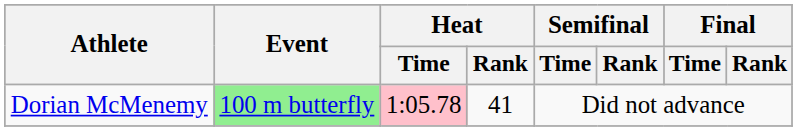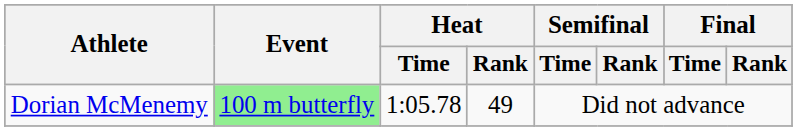(424, 105) pink background -> (424, 105) no background
(500, 105) 41 -> (500, 105) 49
